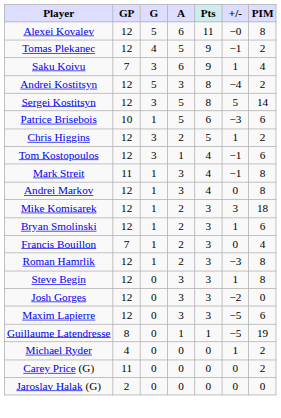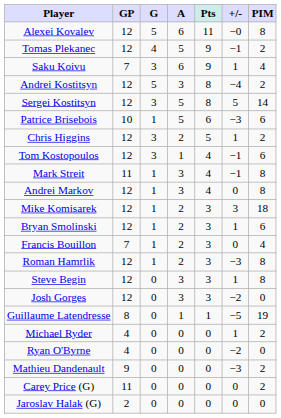- row: (59, 315)
+ row: (59, 350)
+ row: (59, 368)
